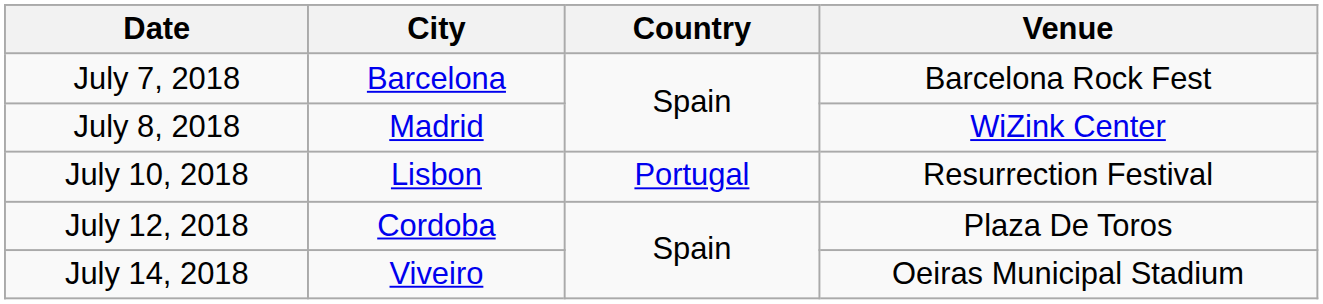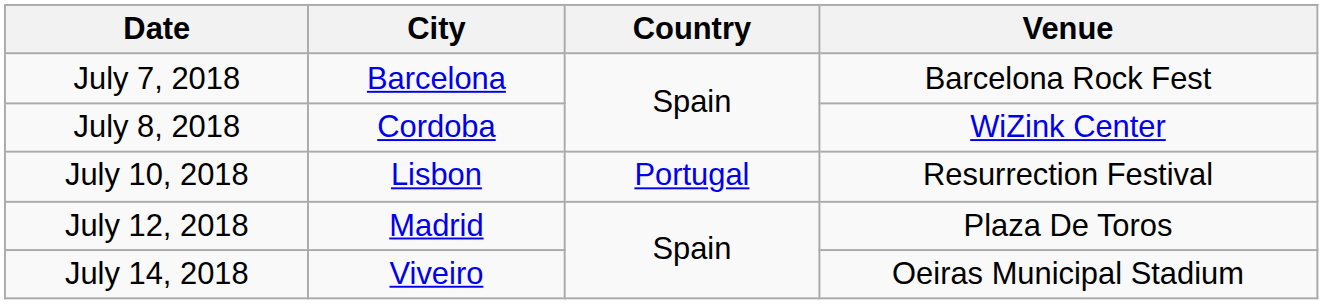(436, 126) Madrid -> (436, 126) Cordoba
(436, 224) Cordoba -> (436, 224) Madrid
